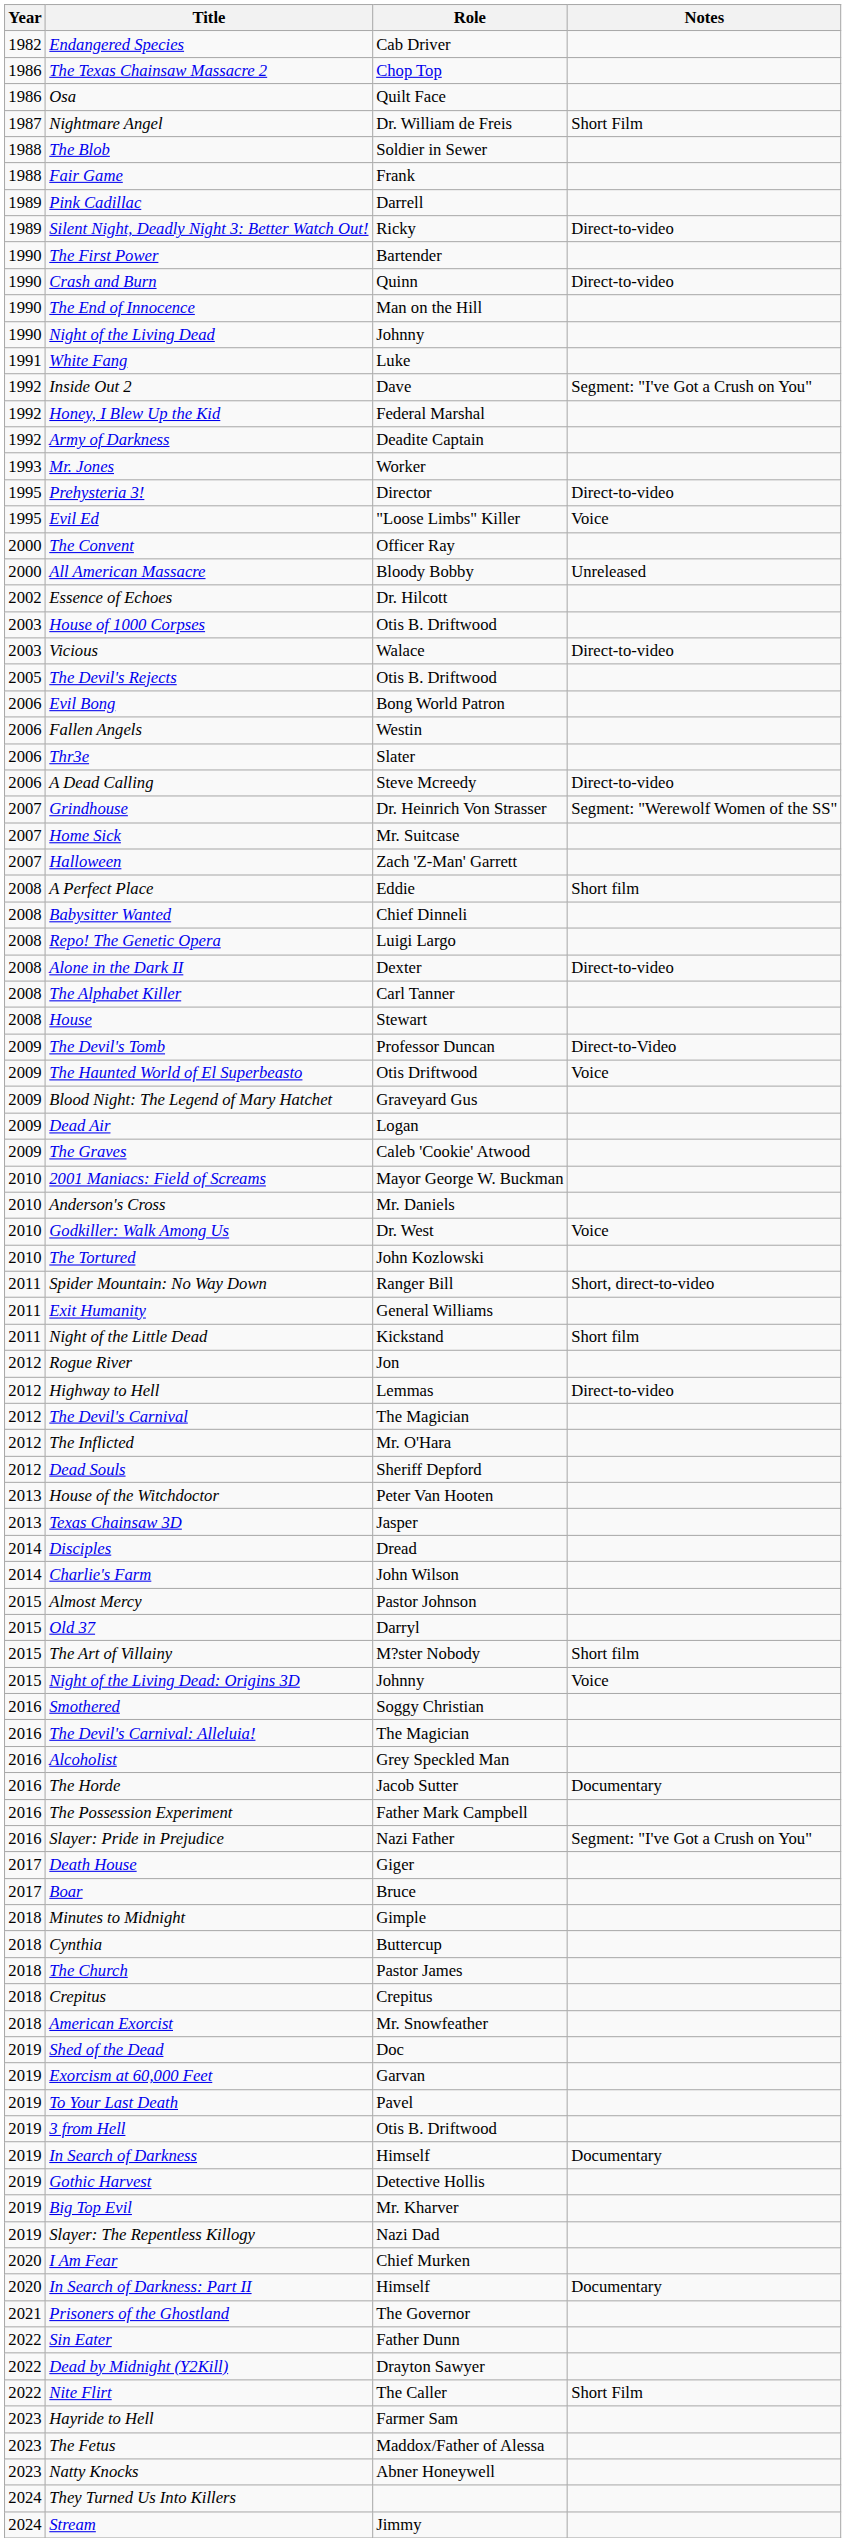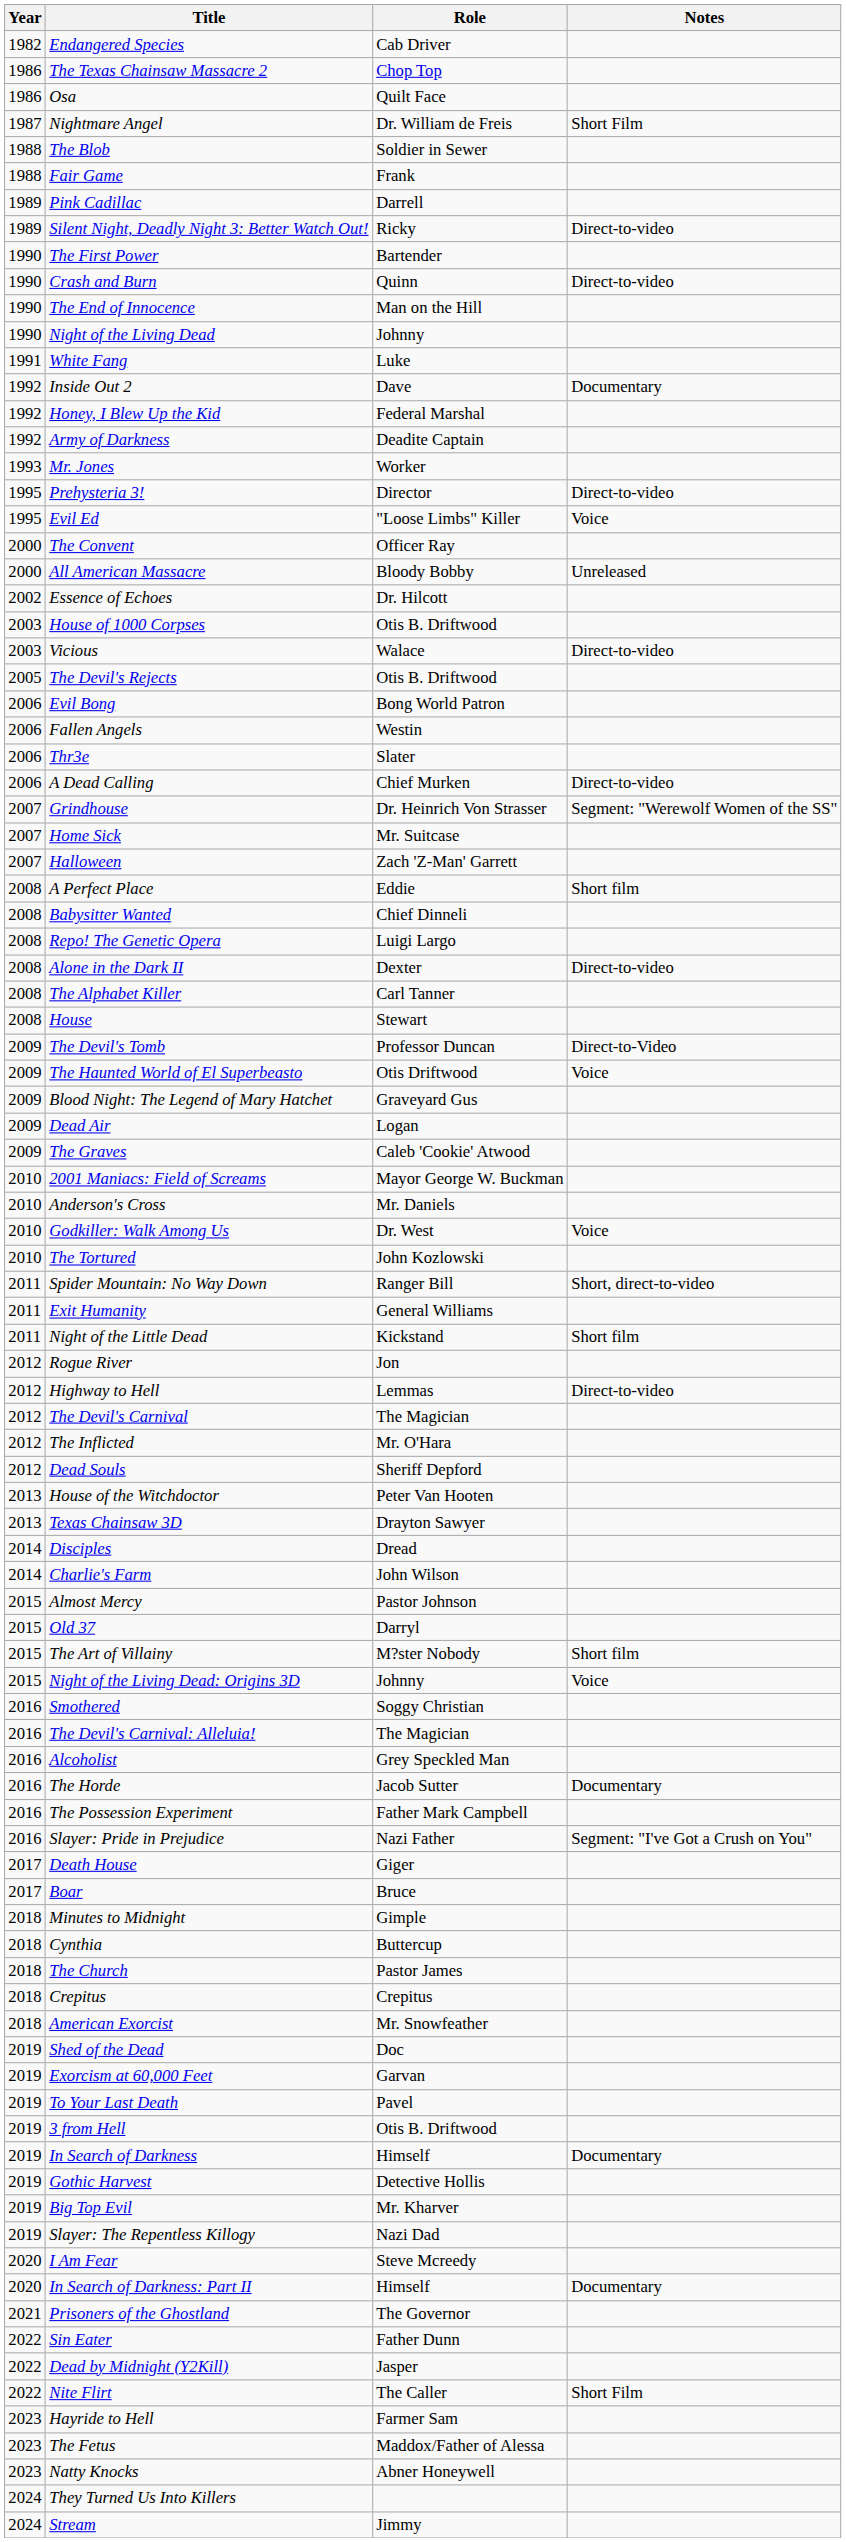(692, 387) Segment: "I've Got a Crush on You" -> (616, 387) Documentary
(426, 783) Steve Mcreedy -> (423, 783) Chief Murken
(397, 1521) Jasper -> (430, 1521) Drayton Sawyer
(423, 2260) Chief Murken -> (426, 2260) Steve Mcreedy
(430, 2366) Drayton Sawyer -> (397, 2366) Jasper
